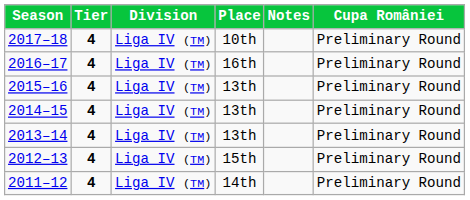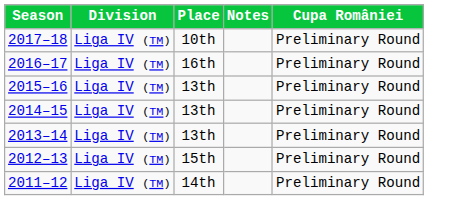- column: (91, 16)
